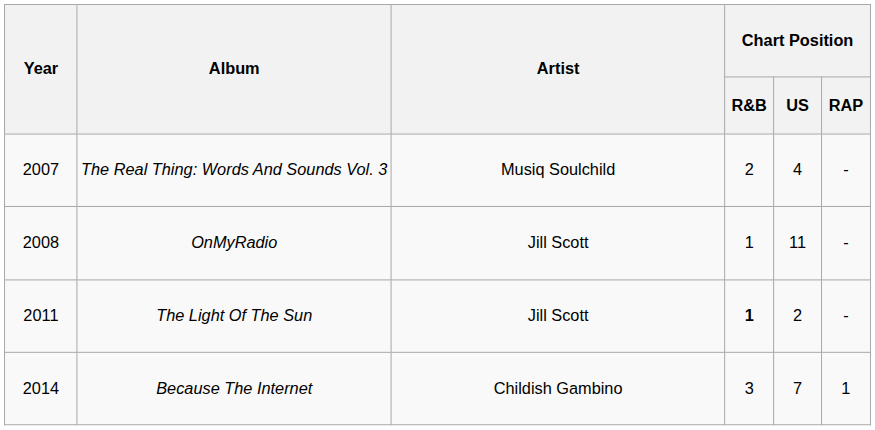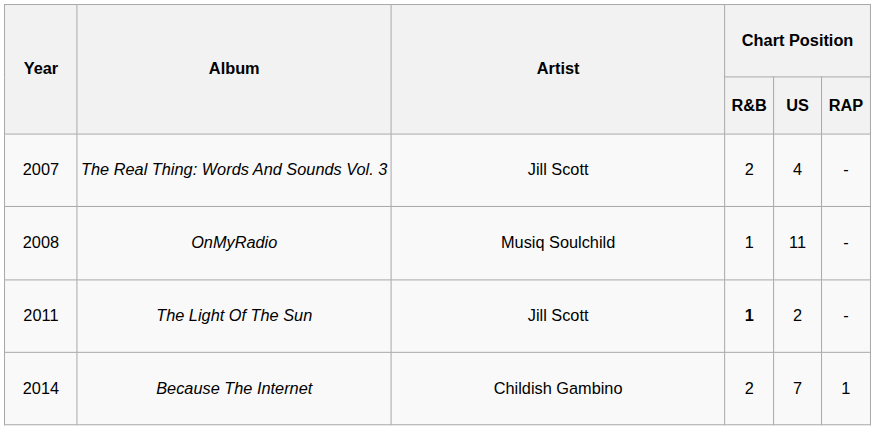(558, 170) Musiq Soulchild -> (558, 170) Jill Scott
(558, 242) Jill Scott -> (558, 242) Musiq Soulchild
(749, 388) 3 -> (749, 388) 2
